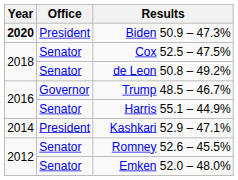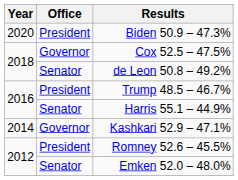(20, 33) bold -> (20, 33) normal
(60, 52) Senator -> (64, 52) Governor
(64, 90) Governor -> (65, 90) President
(65, 128) President -> (64, 128) Governor
(60, 147) Senator -> (65, 147) President
